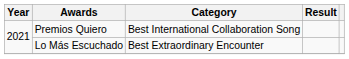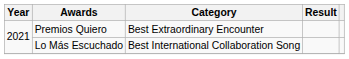(214, 29) Best International Collaboration Song -> (196, 29) Best Extraordinary Encounter
(196, 45) Best Extraordinary Encounter -> (214, 45) Best International Collaboration Song
